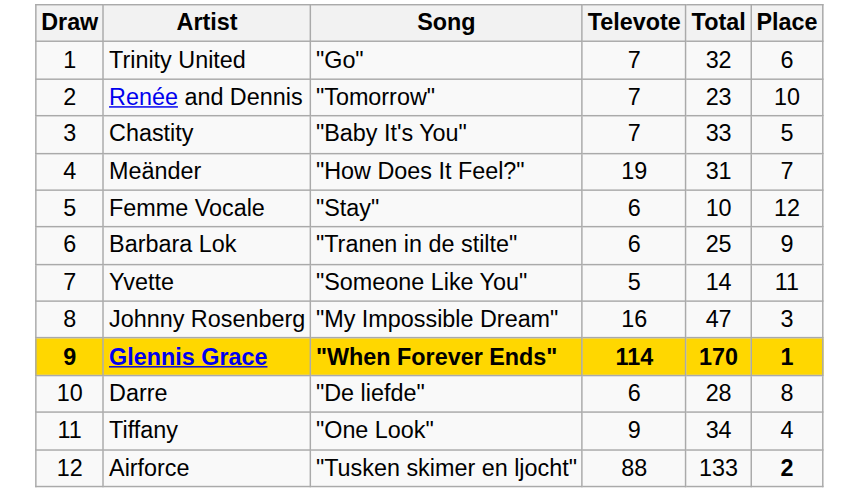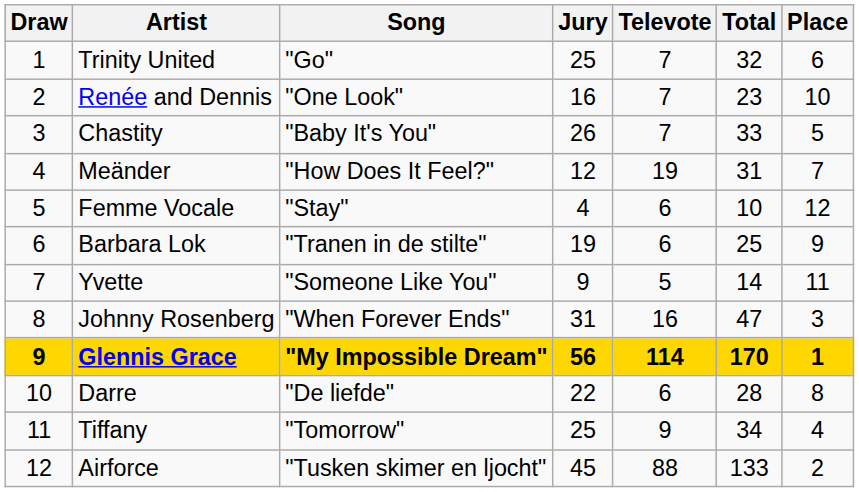+ column: (583, 23)
(375, 97) "Tomorrow" -> (344, 97) "One Look"
(437, 319) "My Impossible Dream" -> (397, 319) "When Forever Ends"
(437, 356) "When Forever Ends" -> (416, 356) "My Impossible Dream"
(375, 430) "One Look" -> (345, 430) "Tomorrow"
(787, 467) bold -> (818, 467) normal
